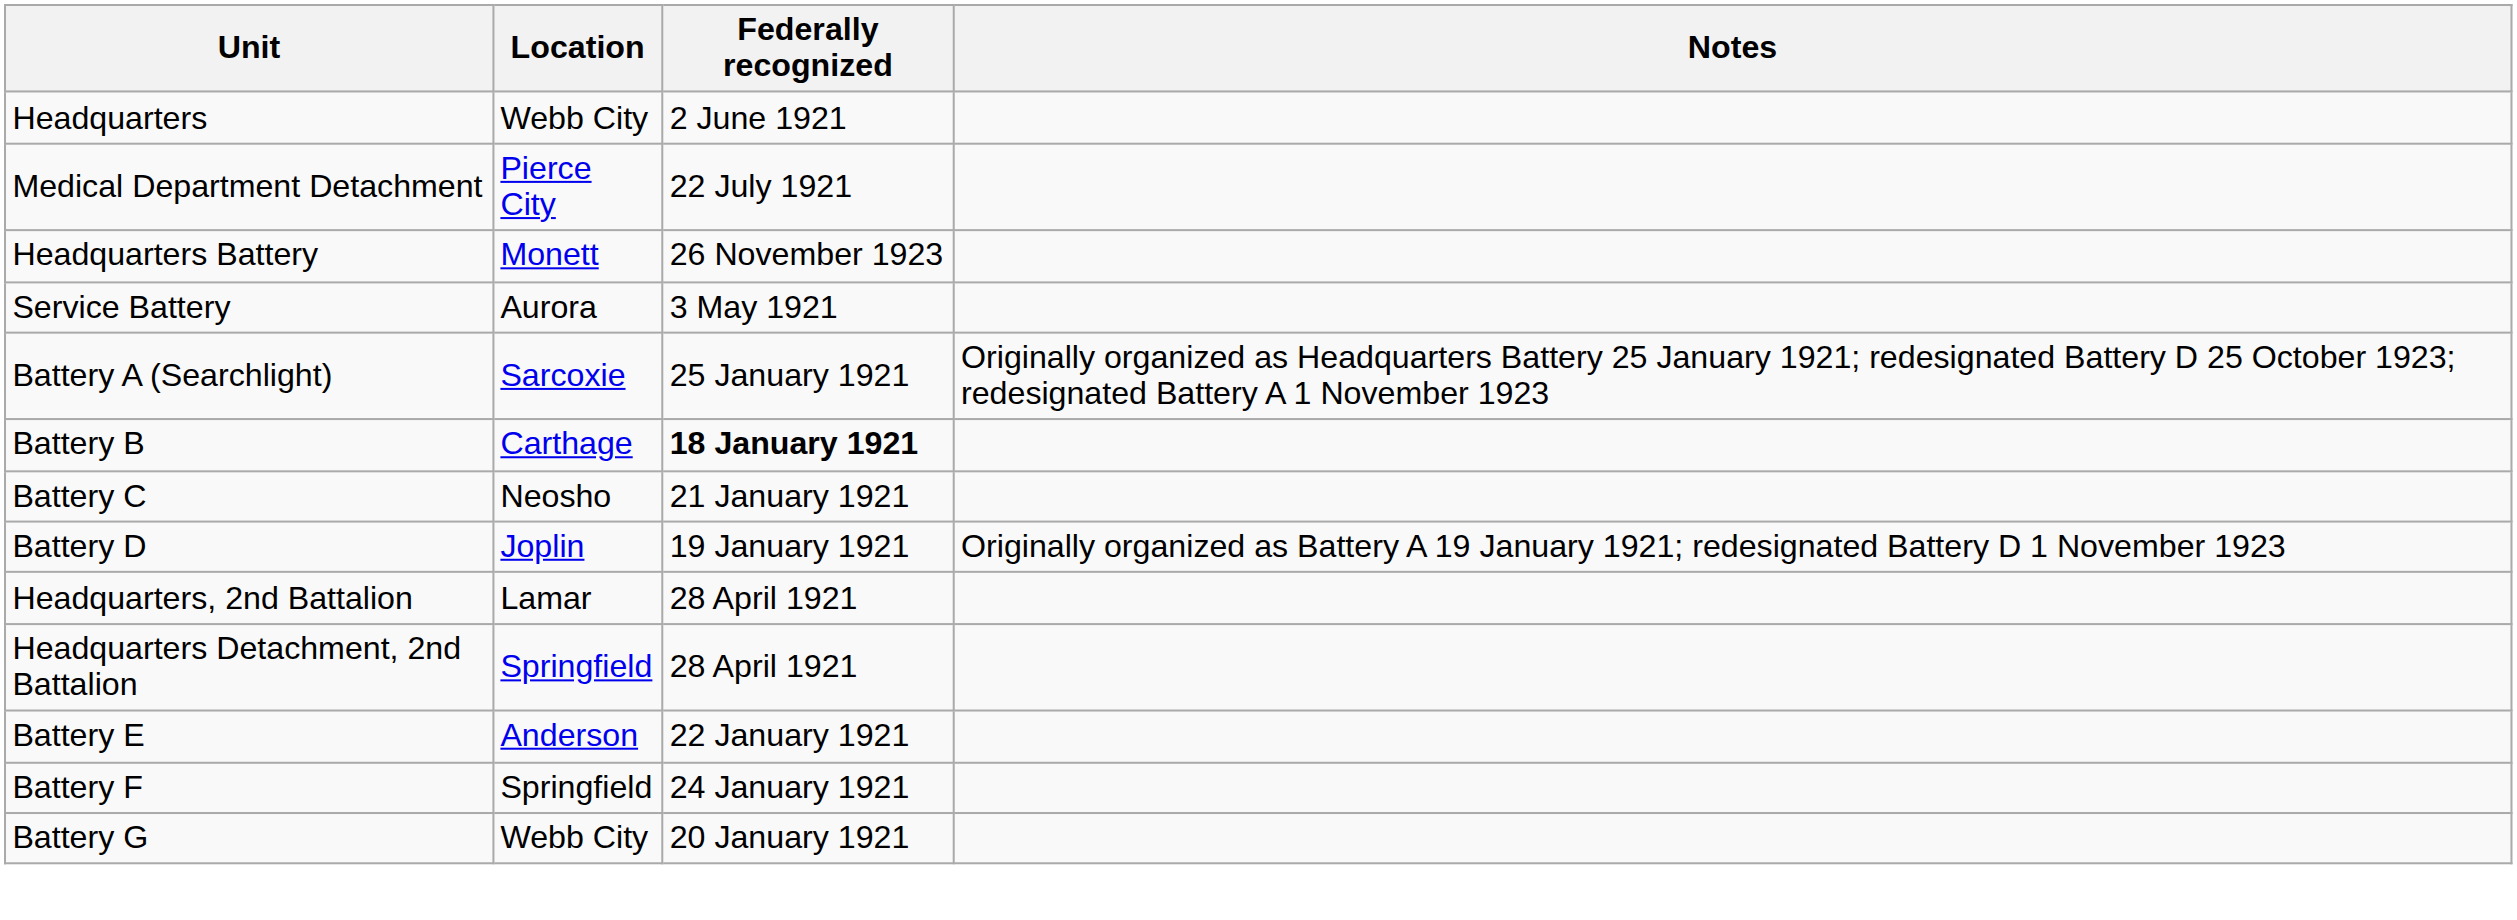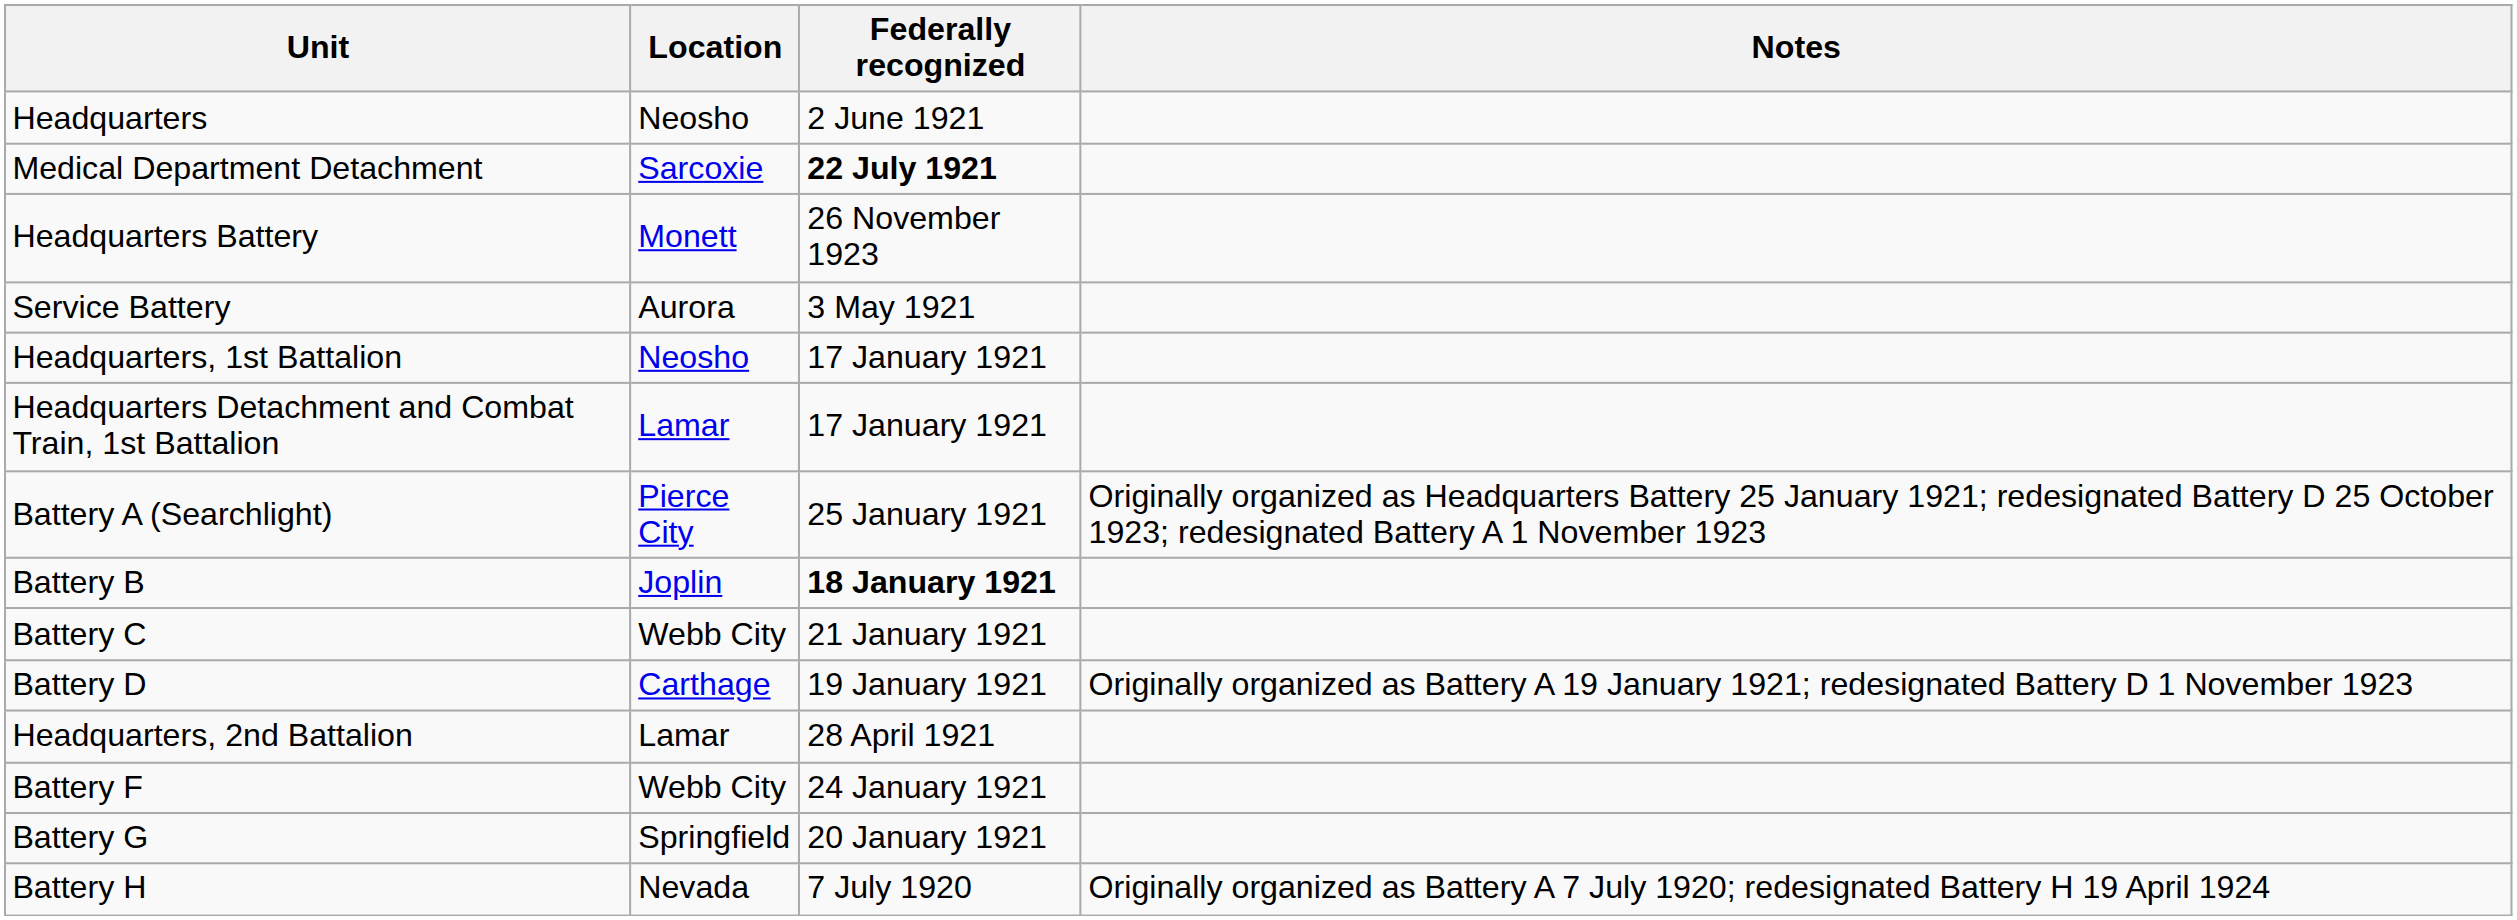(574, 117) Webb City -> (694, 117) Neosho
(546, 186) Pierce City -> (701, 168) Sarcoxie
(761, 186) normal -> (902, 168) bold
+ row: (207, 357)
+ row: (293, 426)
(563, 375) Sarcoxie -> (684, 513) Pierce City
(567, 444) Carthage -> (680, 582) Joplin
(556, 495) Neosho -> (712, 633) Webb City
(542, 546) Joplin -> (704, 684) Carthage
- row: (237, 666)
- row: (79, 735)
(576, 786) Springfield -> (712, 786) Webb City
(574, 837) Webb City -> (714, 837) Springfield
+ row: (79, 888)
